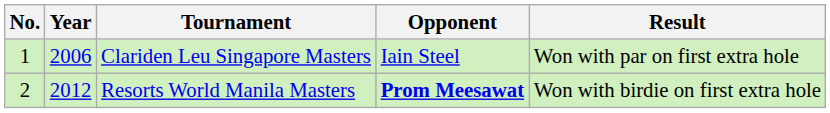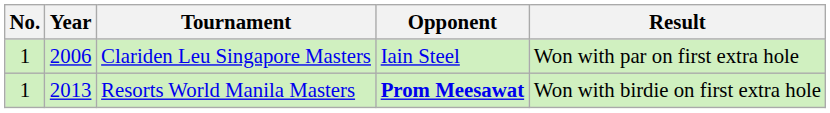(25, 90) 2 -> (25, 90) 1
(71, 90) 2012 -> (71, 90) 2013
